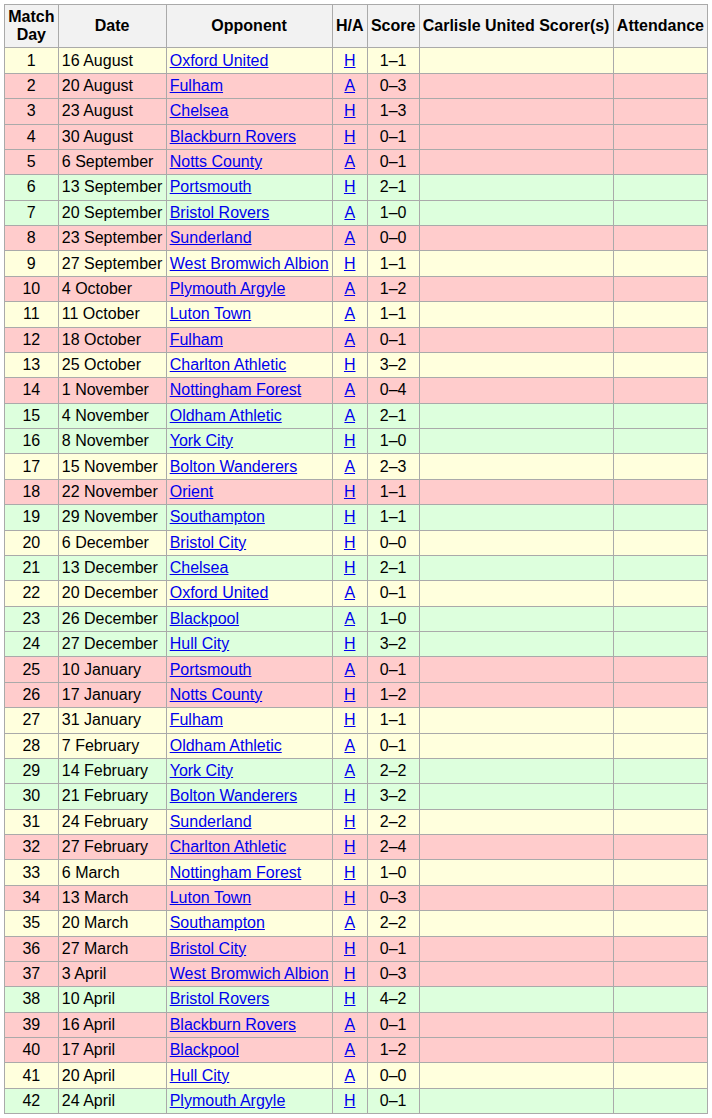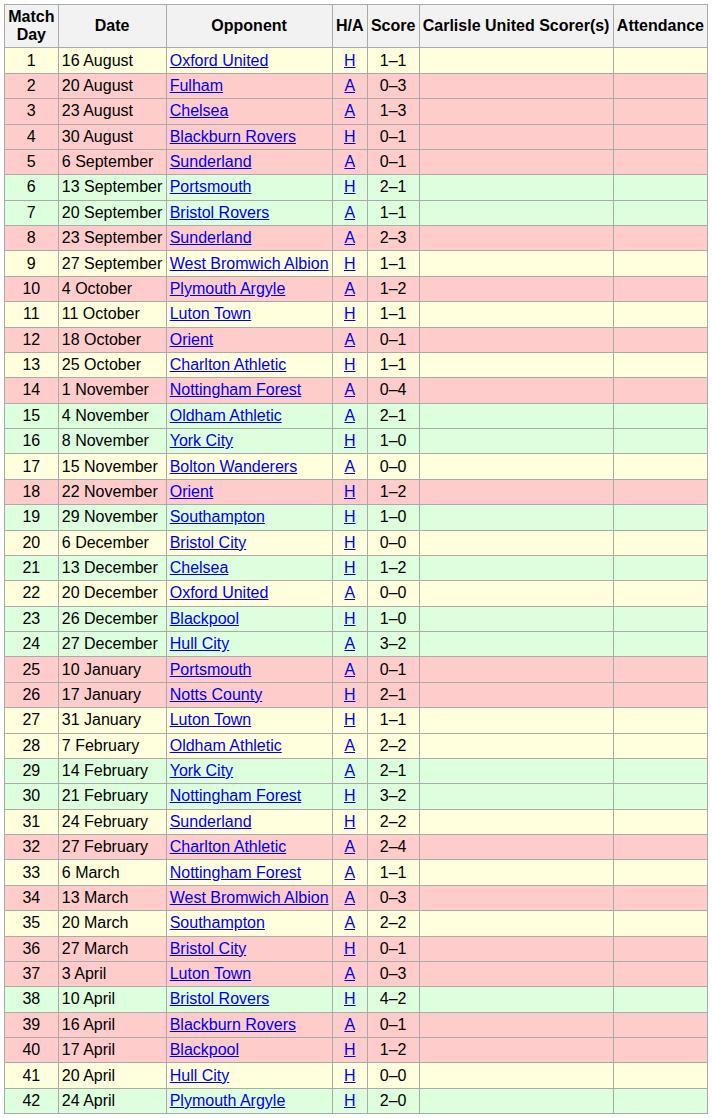(350, 111) H -> (350, 111) A
(216, 162) Notts County -> (211, 162) Sunderland
(393, 212) 1–0 -> (393, 212) 1–1
(393, 238) 0–0 -> (393, 238) 2–3
(350, 314) A -> (350, 314) H
(196, 339) Fulham -> (191, 339) Orient
(393, 365) 3–2 -> (393, 365) 1–1
(393, 466) 2–3 -> (393, 466) 0–0
(393, 491) 1–1 -> (393, 491) 1–2
(393, 517) 1–1 -> (393, 517) 1–0
(393, 568) 2–1 -> (393, 568) 1–2
(393, 593) 0–1 -> (393, 593) 0–0
(350, 618) A -> (350, 618) H
(350, 644) H -> (350, 644) A
(393, 694) 1–2 -> (393, 694) 2–1
(196, 720) Fulham -> (210, 720) Luton Town
(393, 745) 0–1 -> (393, 745) 2–2
(393, 771) 2–2 -> (393, 771) 2–1
(233, 796) Bolton Wanderers -> (235, 796) Nottingham Forest
(350, 847) H -> (350, 847) A
(350, 872) H -> (350, 872) A
(393, 872) 1–0 -> (393, 872) 1–1
(210, 897) Luton Town -> (249, 897) West Bromwich Albion
(350, 897) H -> (350, 897) A
(249, 974) West Bromwich Albion -> (210, 974) Luton Town
(350, 974) H -> (350, 974) A
(350, 1050) A -> (350, 1050) H
(350, 1075) A -> (350, 1075) H
(393, 1100) 0–1 -> (393, 1100) 2–0
